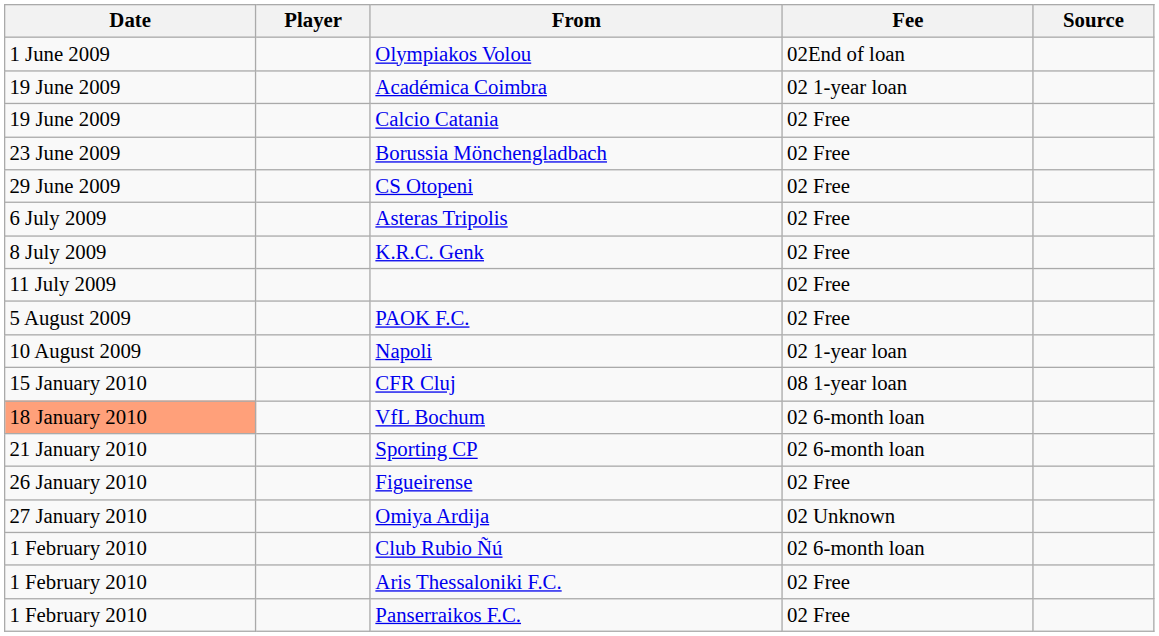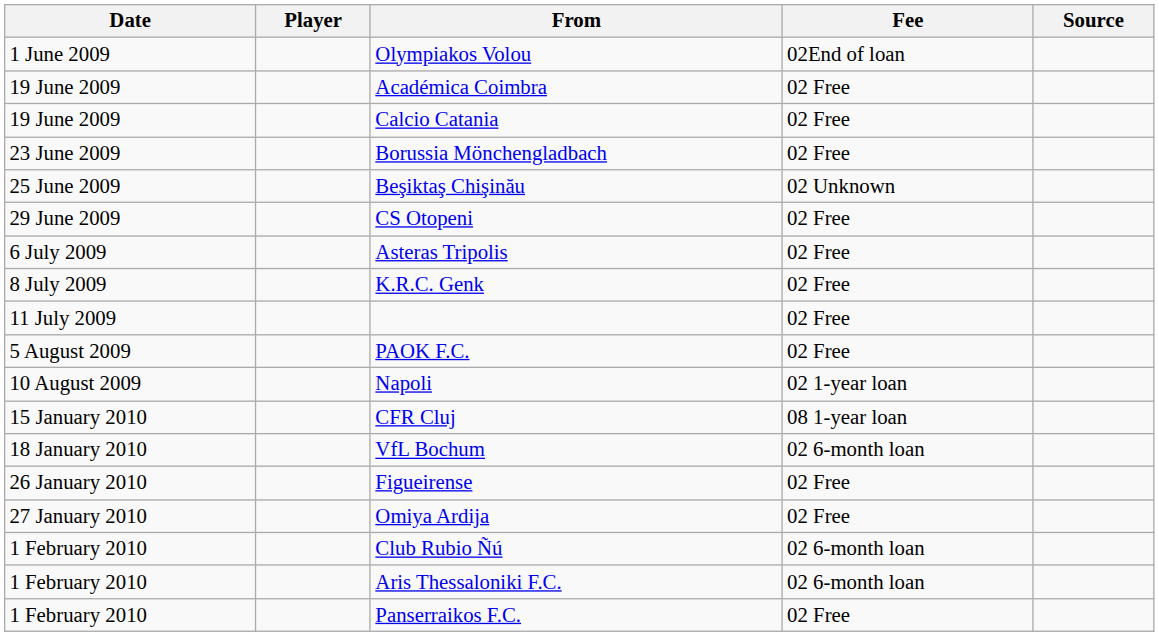(847, 86) 02 1-year loan -> (819, 86) 02 Free
+ row: (450, 185)
(78, 416) lightsalmon background -> (78, 449) no background
- row: (427, 449)
(841, 515) 02 Unknown -> (819, 515) 02 Free
(819, 581) 02 Free -> (856, 581) 02 6-month loan
